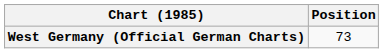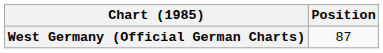(344, 37) 73 -> (344, 37) 87
